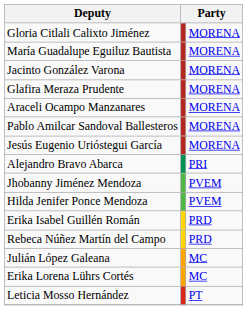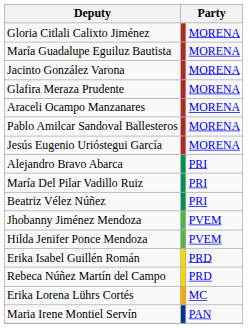+ row: (75, 182)
+ row: (56, 201)
- row: (58, 257)
- row: (68, 295)
+ row: (72, 314)
